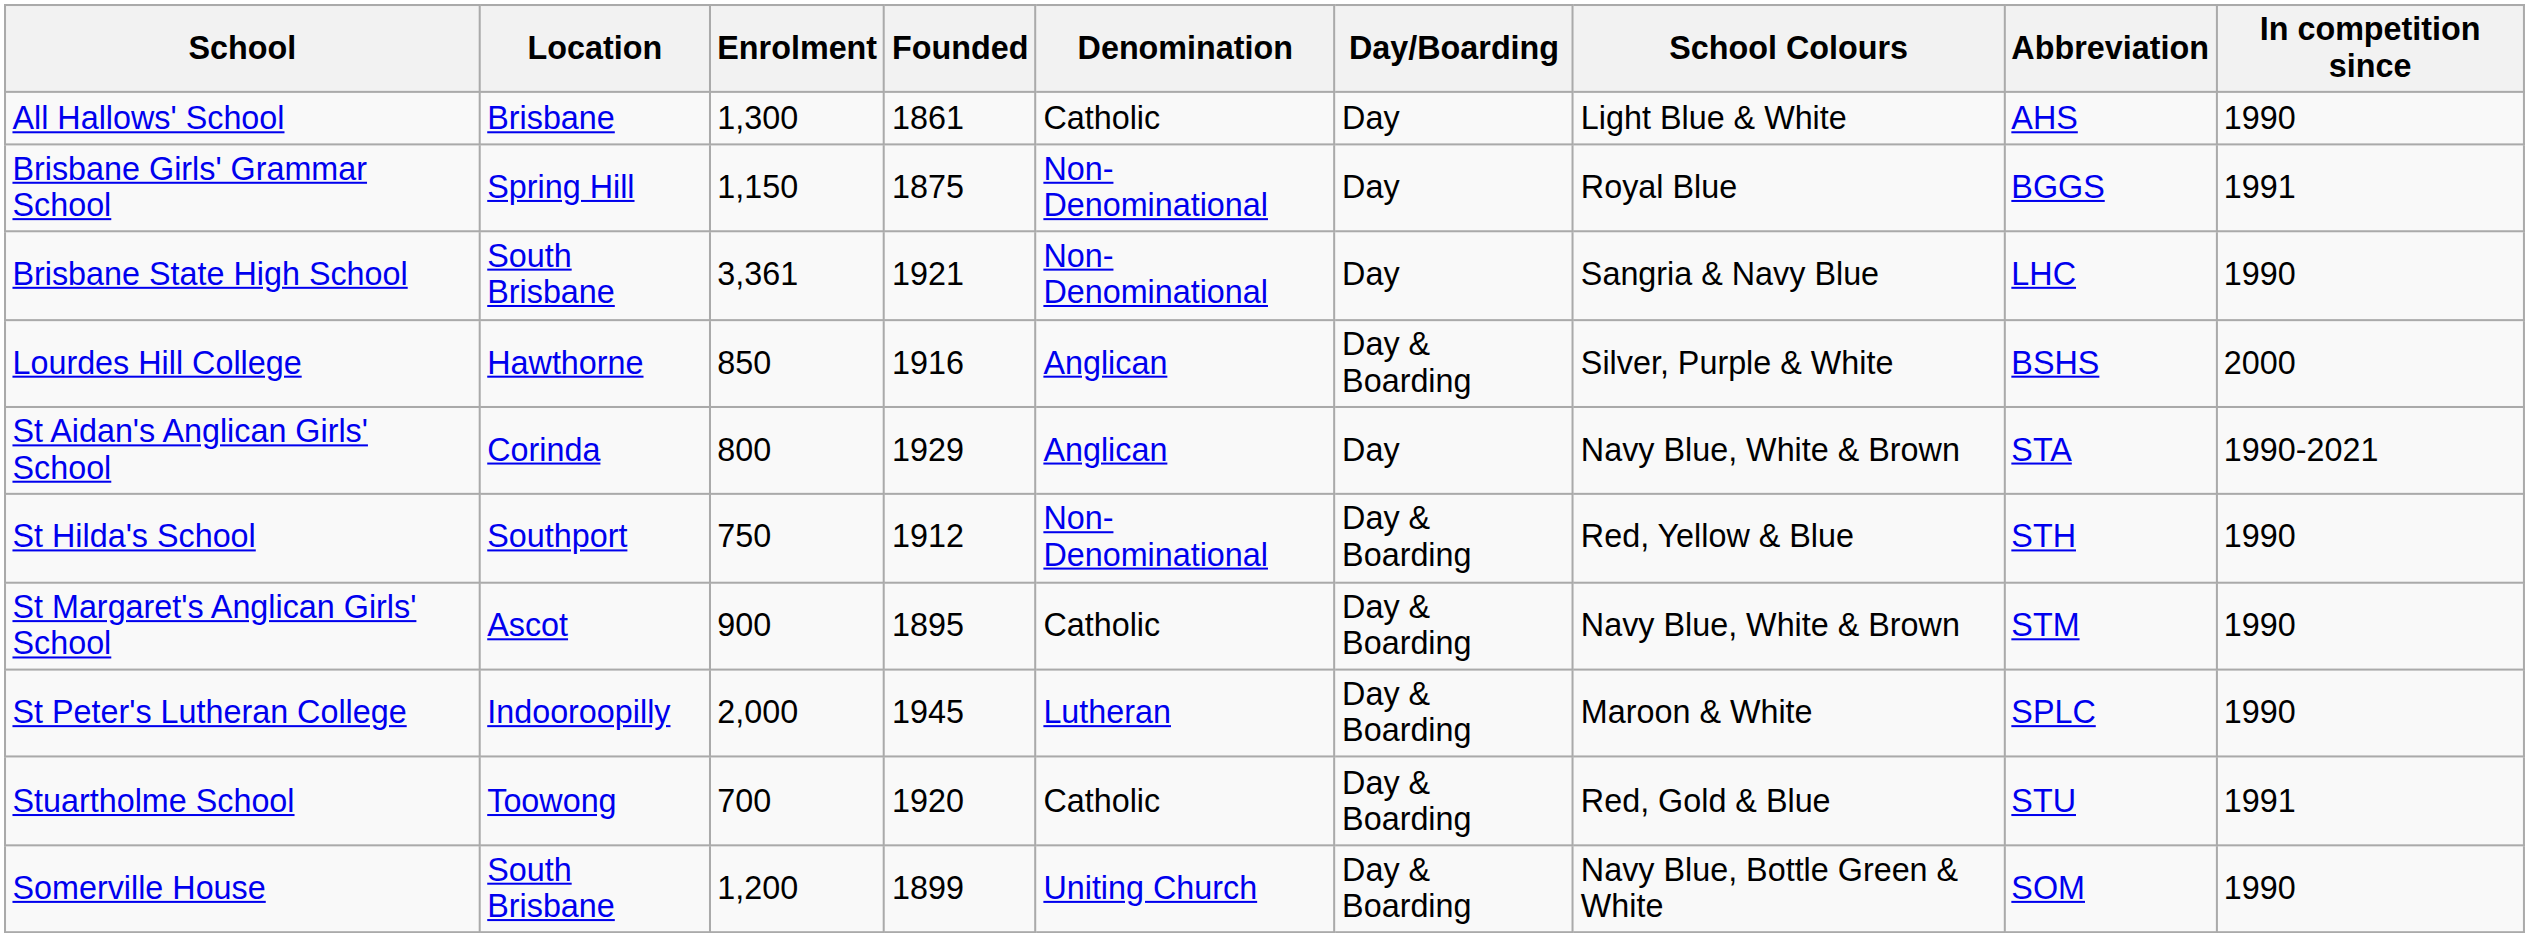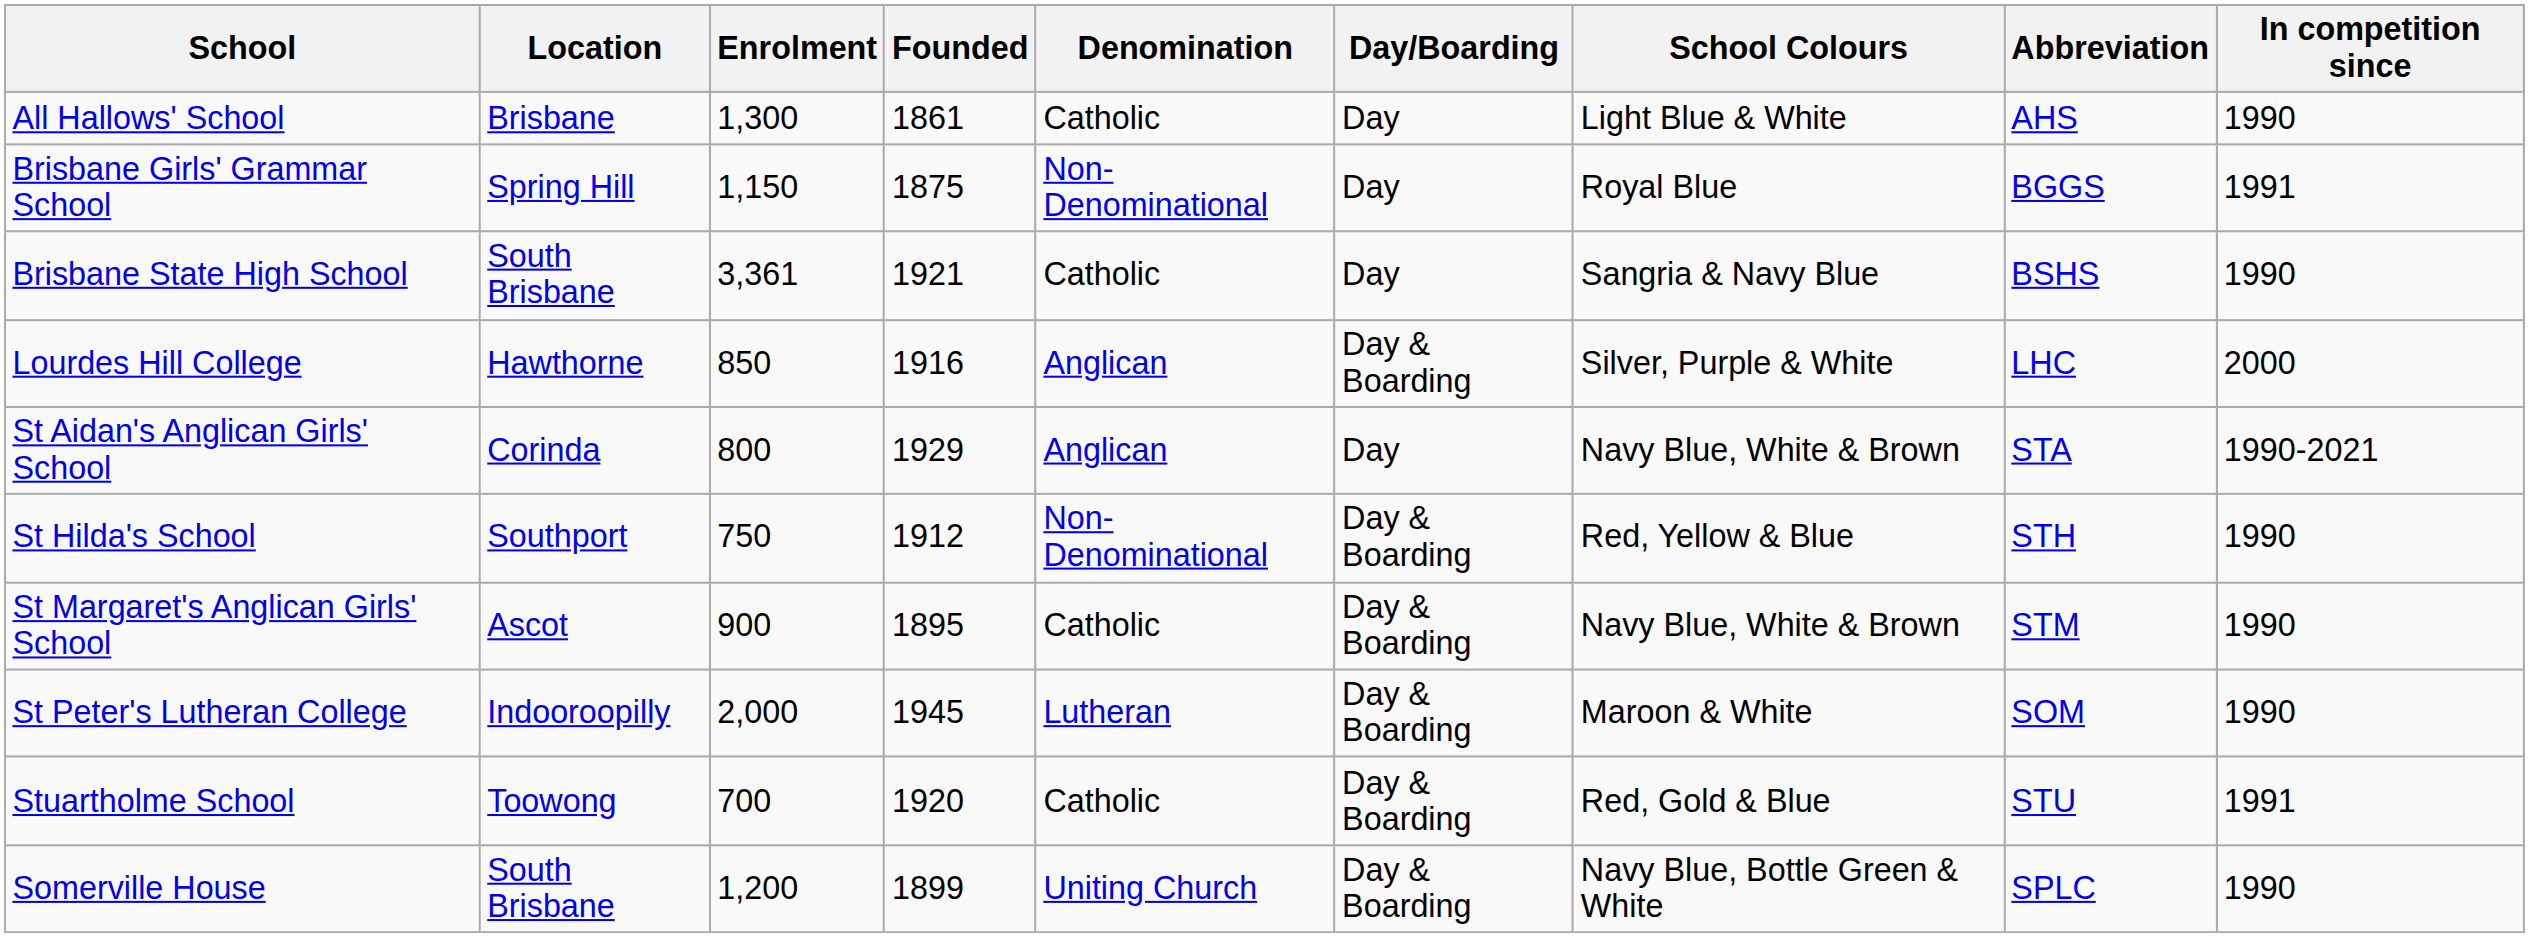(1156, 274) Non-Denominational -> (1102, 274) Catholic
(2044, 274) LHC -> (2055, 274) BSHS
(2055, 362) BSHS -> (2044, 362) LHC
(2054, 712) SPLC -> (2048, 712) SOM
(2048, 888) SOM -> (2054, 888) SPLC
